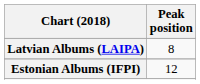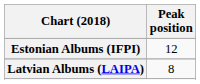rows swapped: (76, 68) <-> (76, 48)
